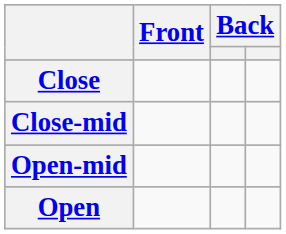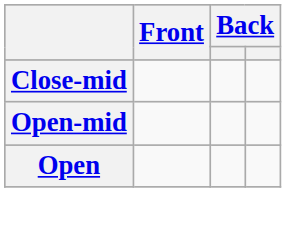- row: (69, 80)
